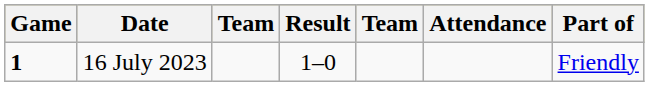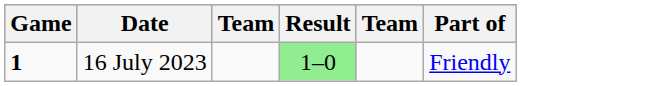- column: (488, 23)
(318, 61) no background -> (318, 61) lightgreen background
